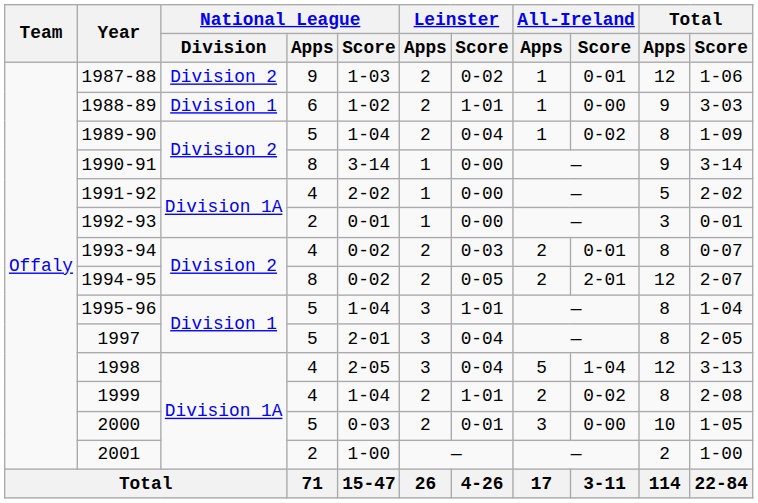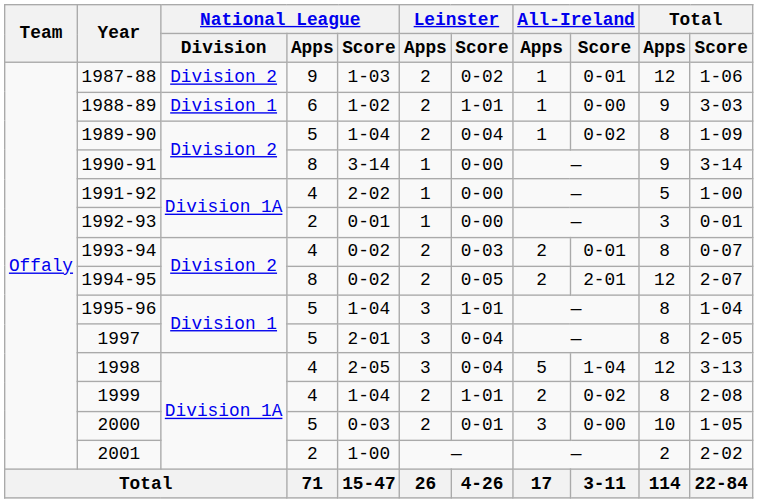(721, 193) 2-02 -> (721, 193) 1-00
(721, 455) 1-00 -> (721, 455) 2-02
